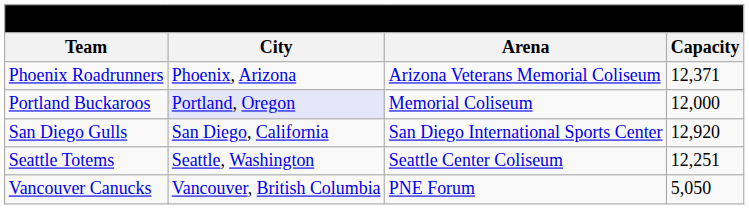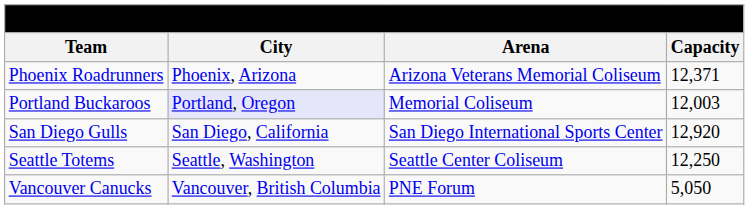(695, 103) 12,000 -> (695, 103) 12,003
(695, 160) 12,251 -> (695, 160) 12,250
